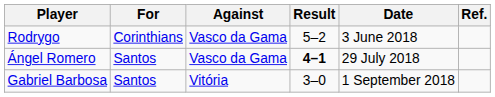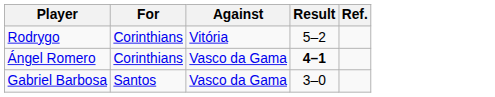- column: (398, 15)
(238, 37) Vasco da Gama -> (209, 37) Vitória
(135, 59) Santos -> (148, 59) Corinthians
(209, 80) Vitória -> (238, 80) Vasco da Gama
